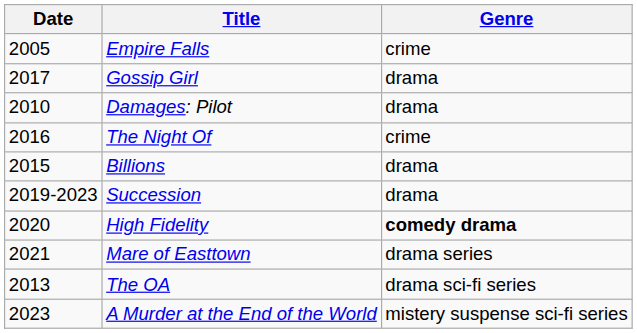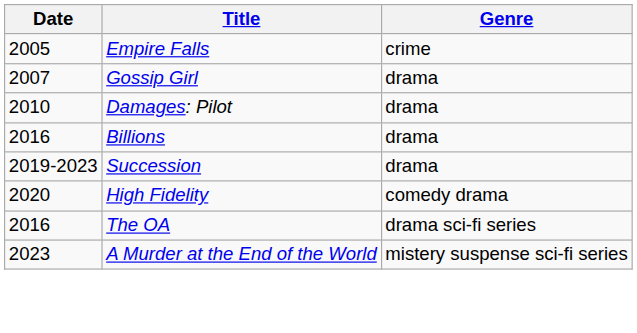(30, 78) 2017 -> (30, 78) 2007
- row: (159, 136)
(30, 166) 2015 -> (30, 136) 2016
(451, 225) bold -> (447, 195) normal
- row: (178, 254)
(30, 284) 2013 -> (30, 225) 2016
